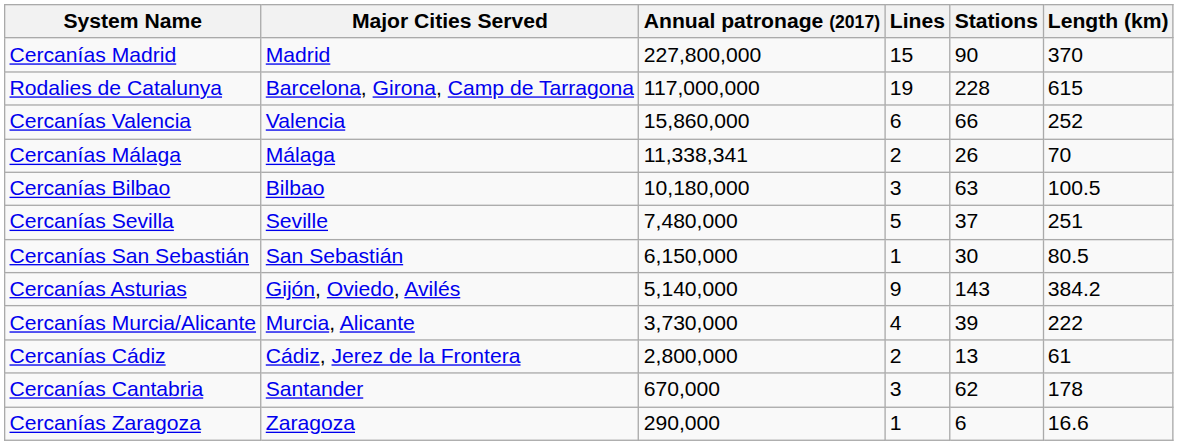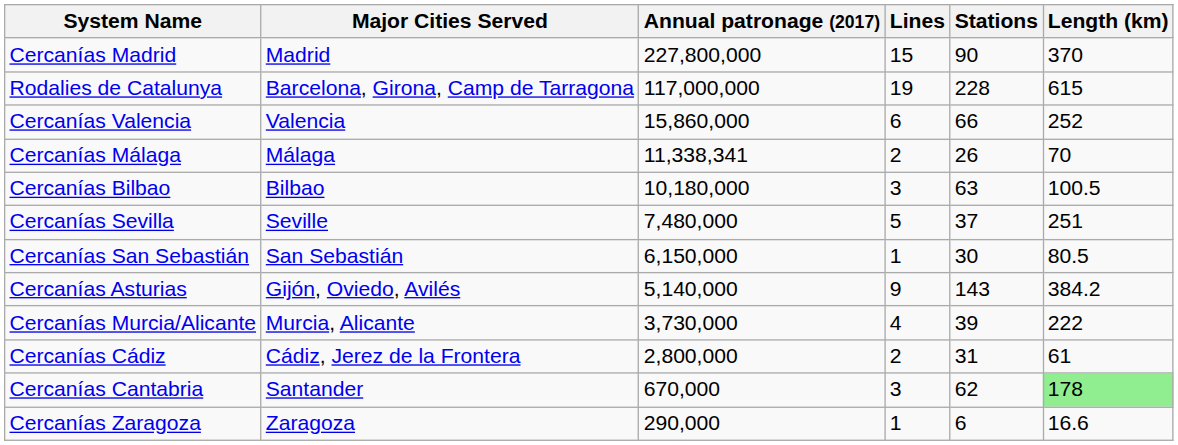(966, 356) 13 -> (966, 356) 31
(1065, 389) no background -> (1065, 389) lightgreen background
